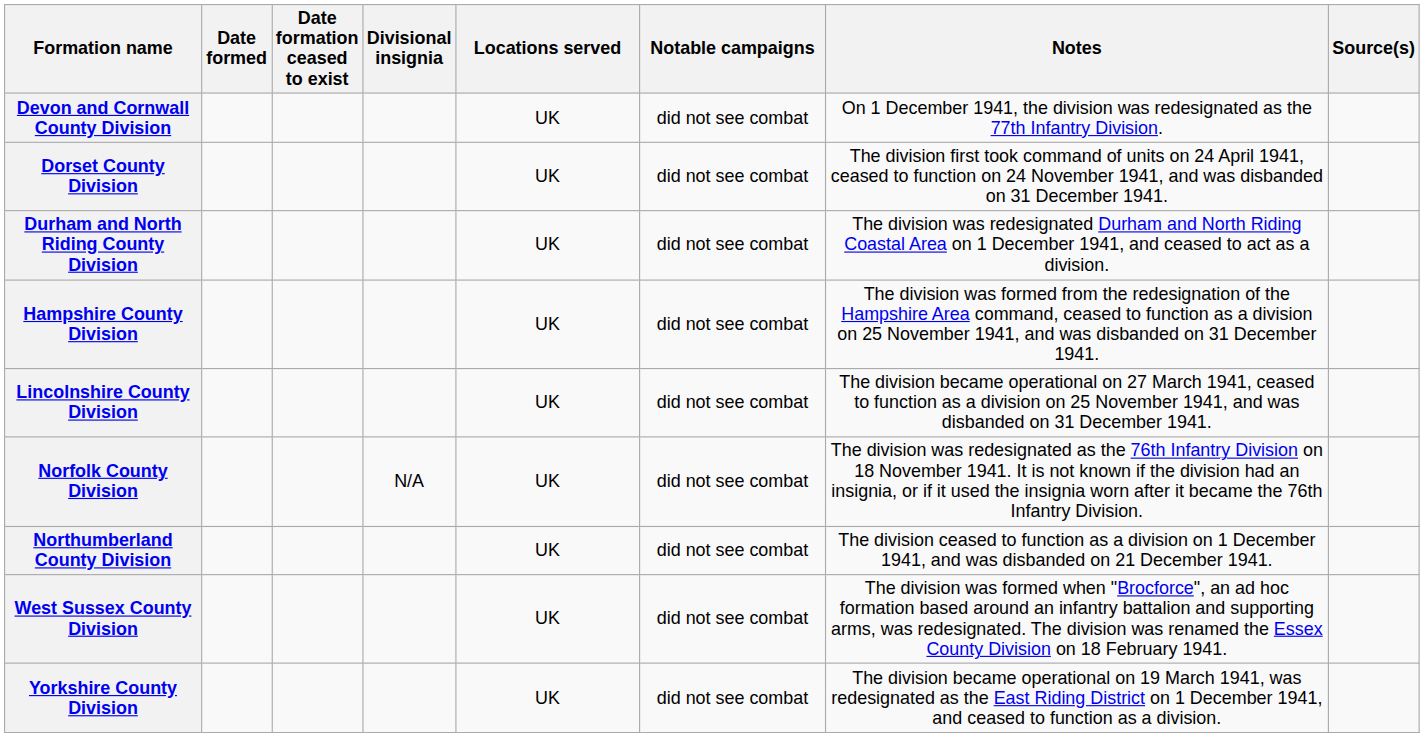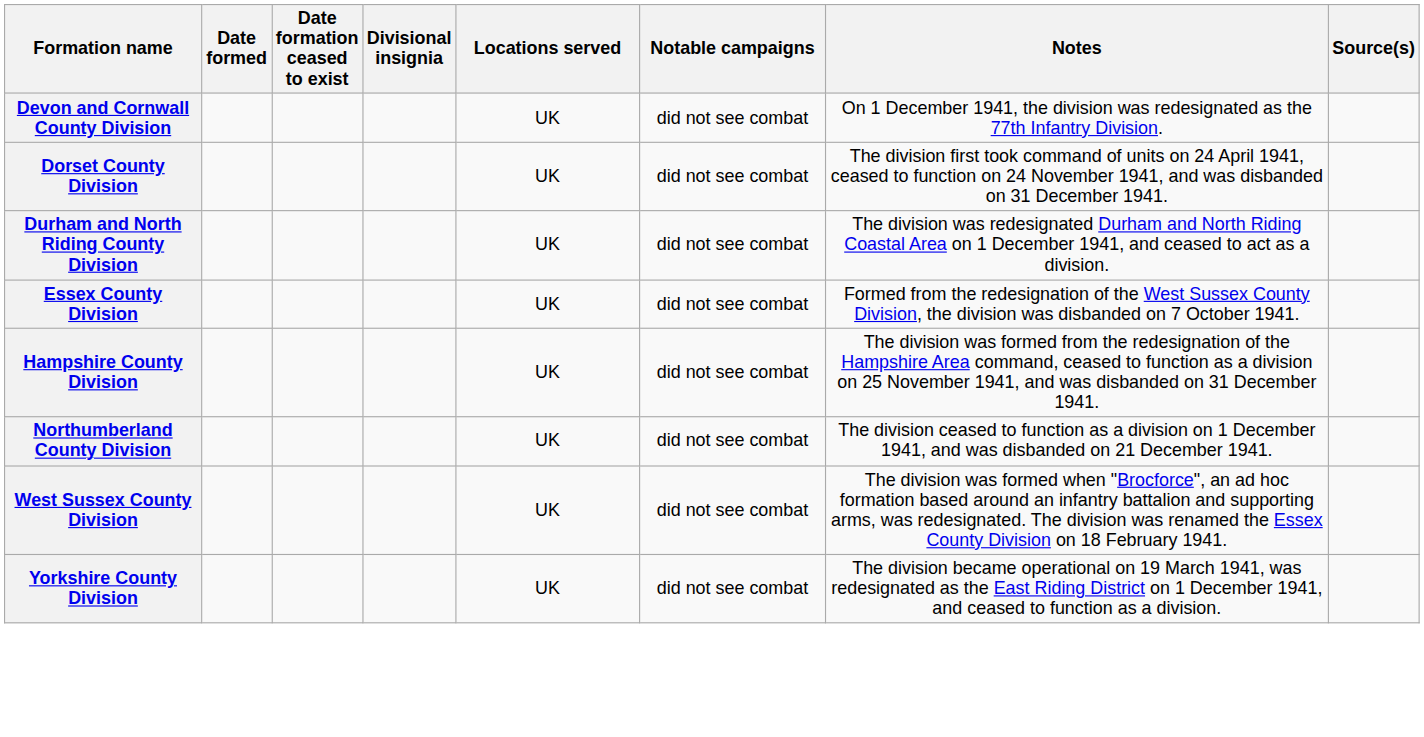+ row: (103, 303)
- row: (103, 402)
- row: (103, 481)
